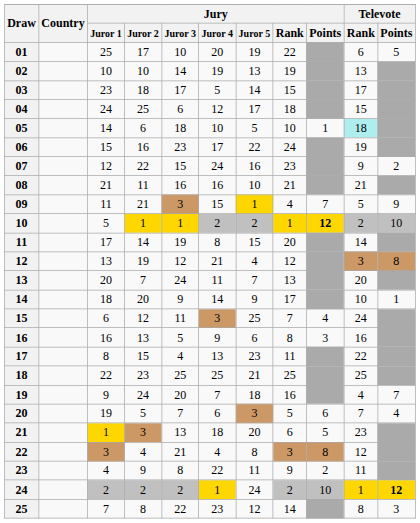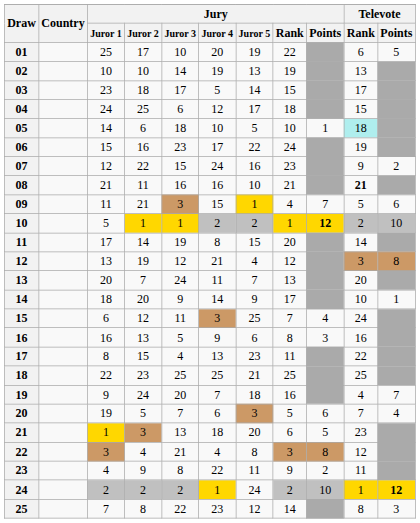(361, 185) normal -> (361, 185) bold
(396, 204) 9 -> (396, 204) 6
